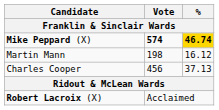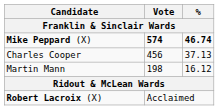(198, 40) gold background -> (198, 40) no background
rows swapped: (44, 69) <-> (36, 55)
